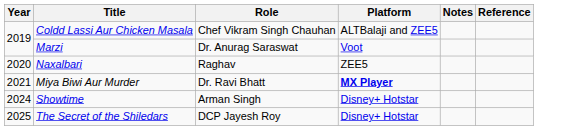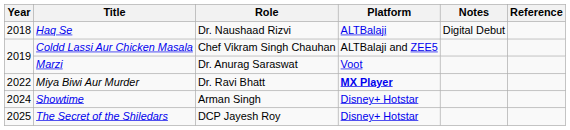+ row: (54, 30)
- row: (59, 64)
(19, 82) 2021 -> (19, 82) 2022
